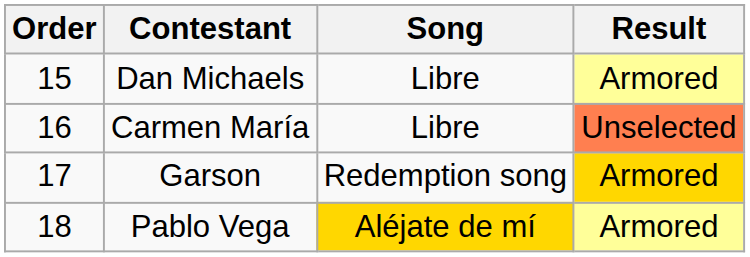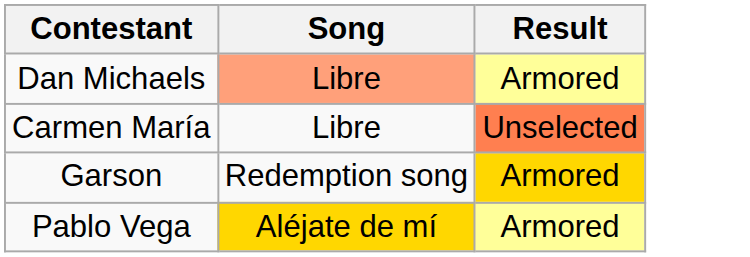- column: (54, 29)
(445, 78) no background -> (346, 78) lightsalmon background
